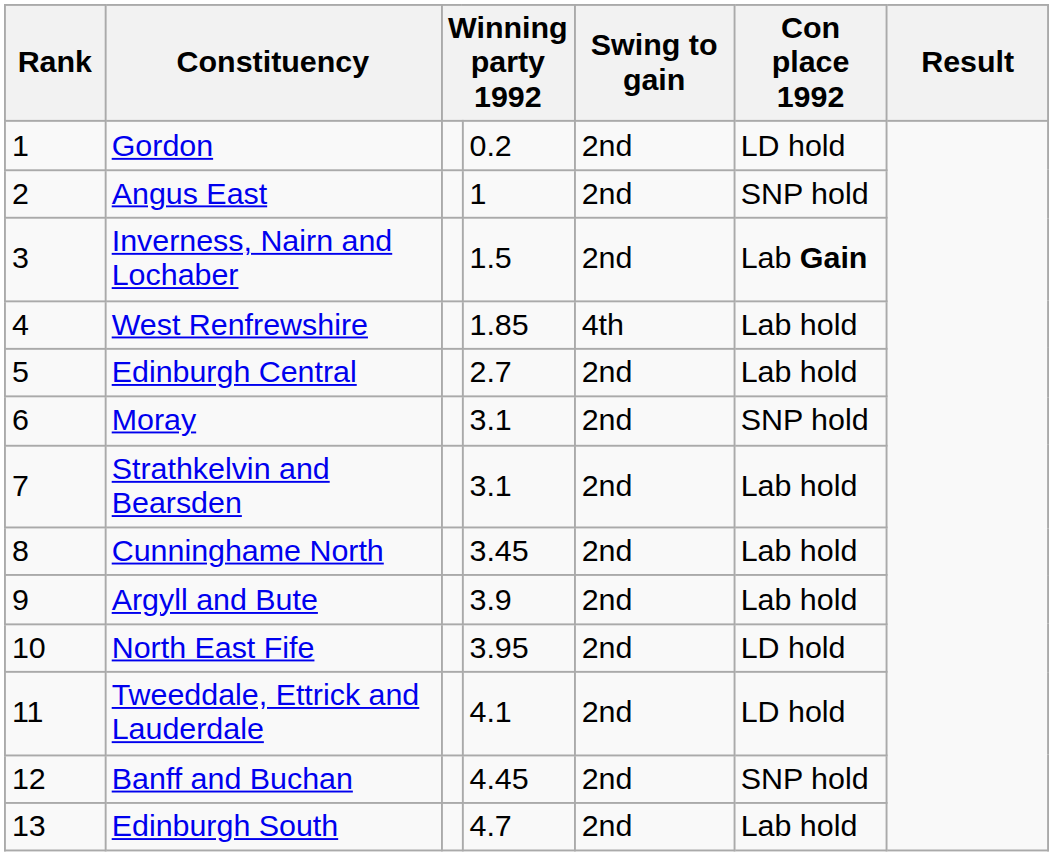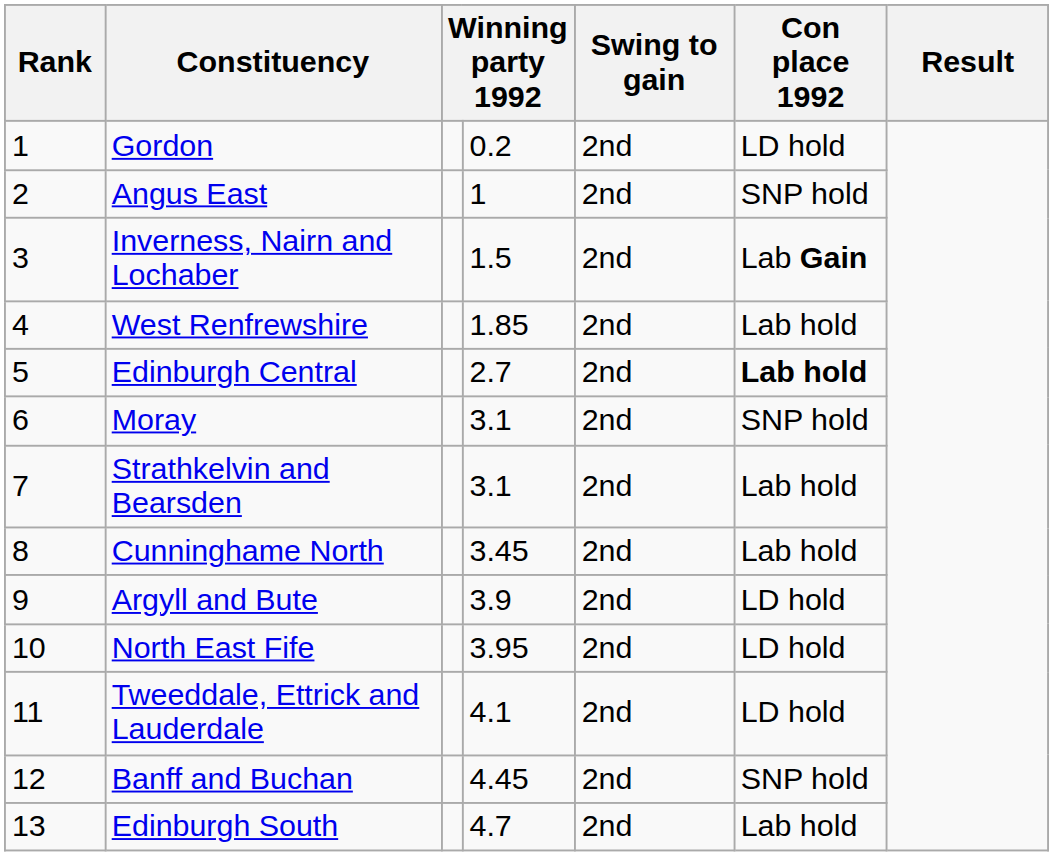(603, 324) 4th -> (607, 324) 2nd
(799, 372) normal -> (804, 372) bold
(799, 599) Lab hold -> (793, 599) LD hold
